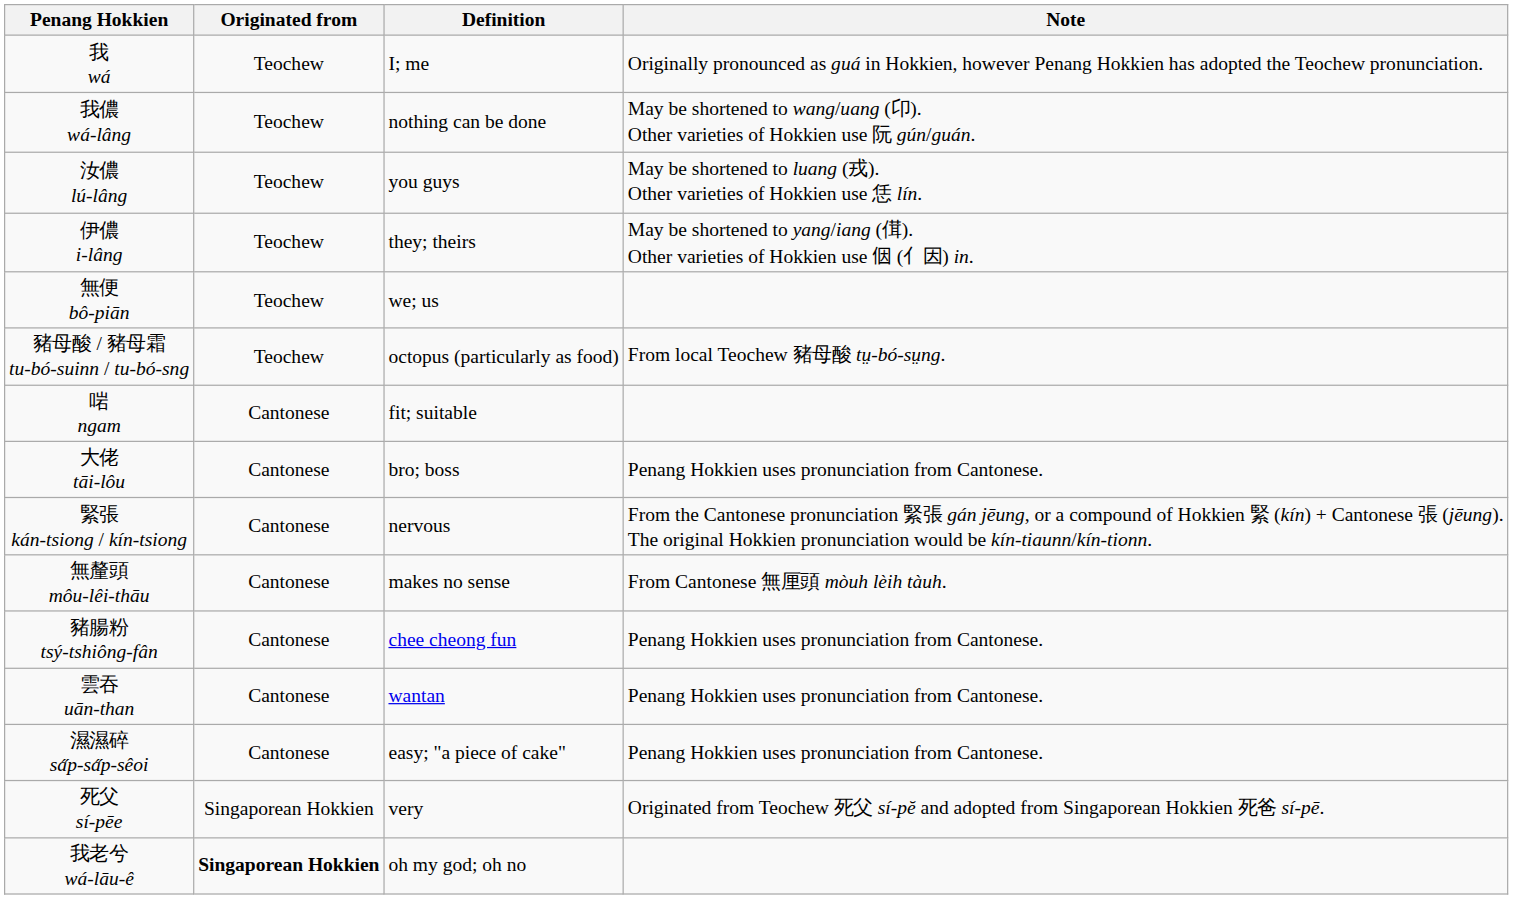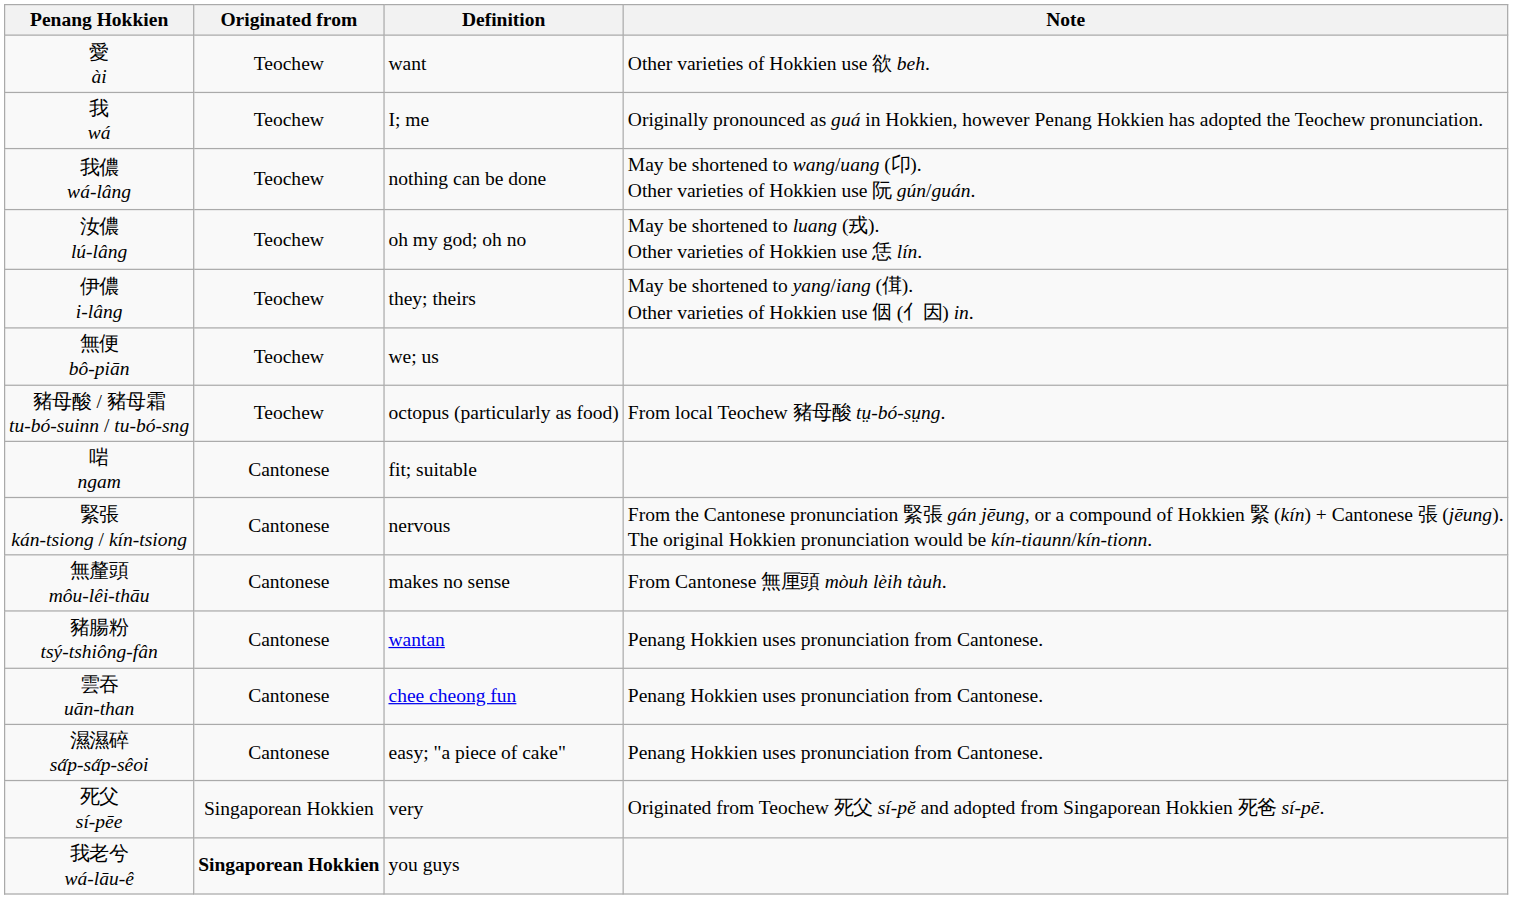+ row: (99, 64)
(424, 182) you guys -> (457, 238) oh my god; oh no
- row: (99, 470)
(452, 639) chee cheong fun -> (417, 639) wantan
(417, 695) wantan -> (452, 695) chee cheong fun
(457, 865) oh my god; oh no -> (424, 865) you guys
